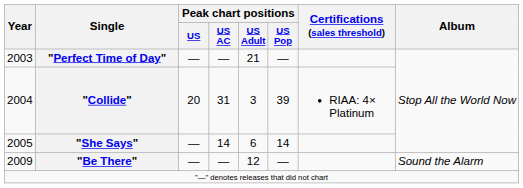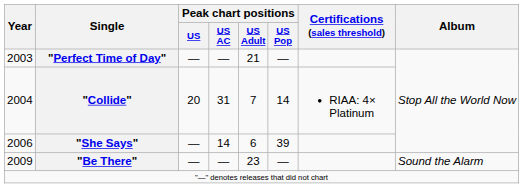(253, 100) 3 -> (253, 100) 7
(283, 100) 39 -> (283, 100) 14
(20, 143) 2005 -> (20, 143) 2006
(283, 143) 14 -> (283, 143) 39
(253, 161) 12 -> (253, 161) 23
